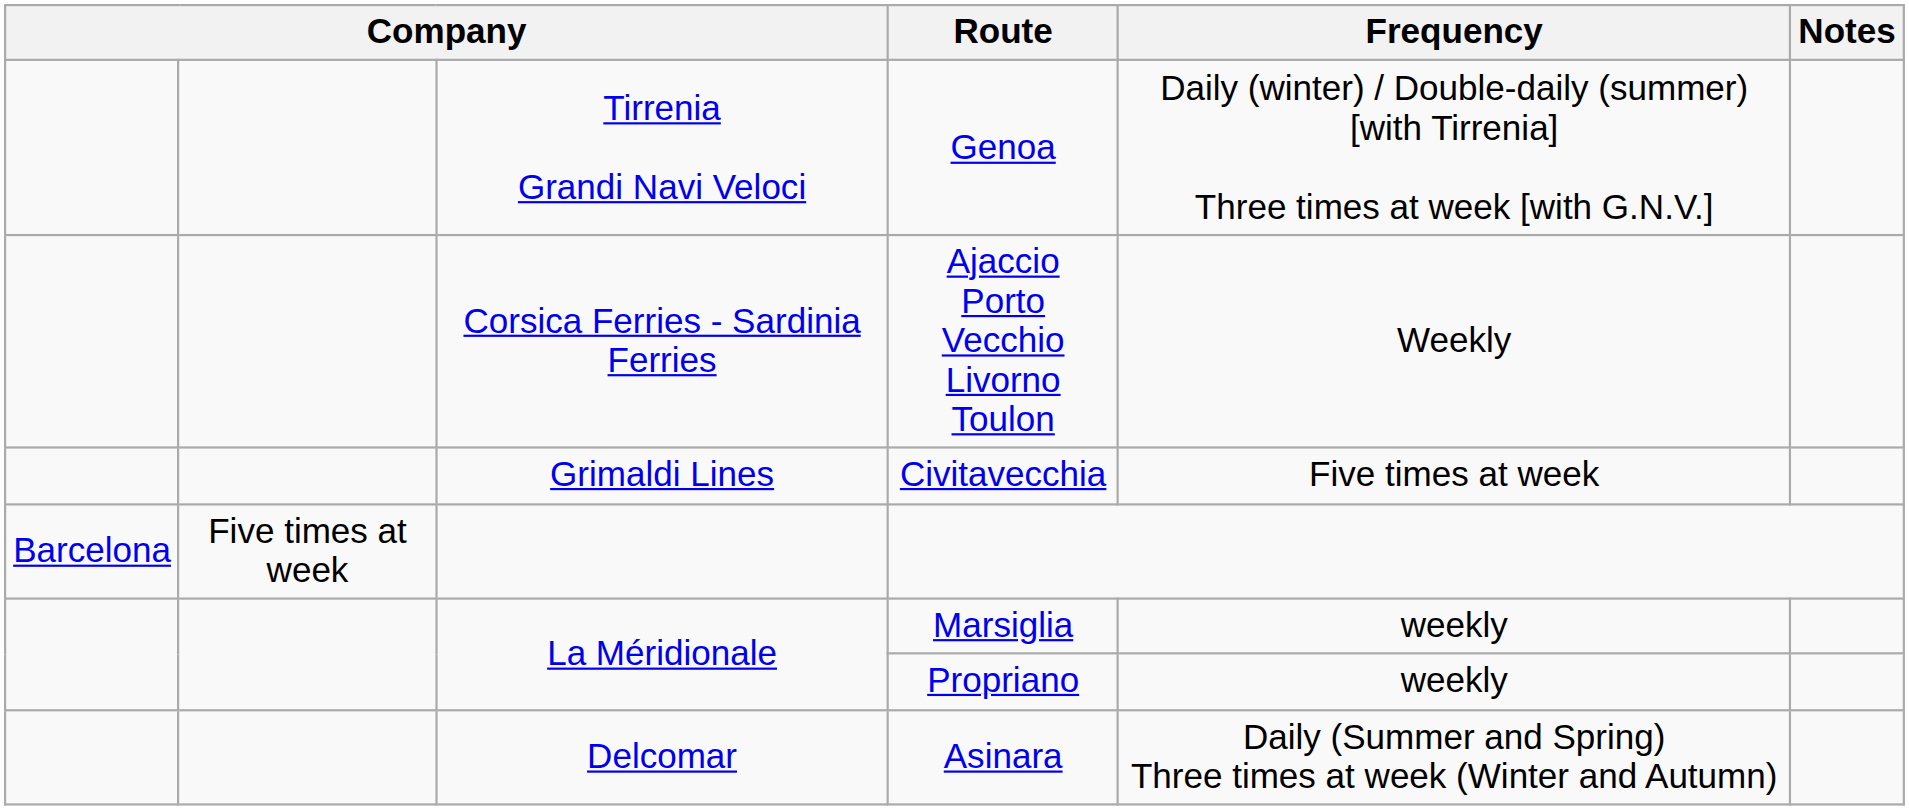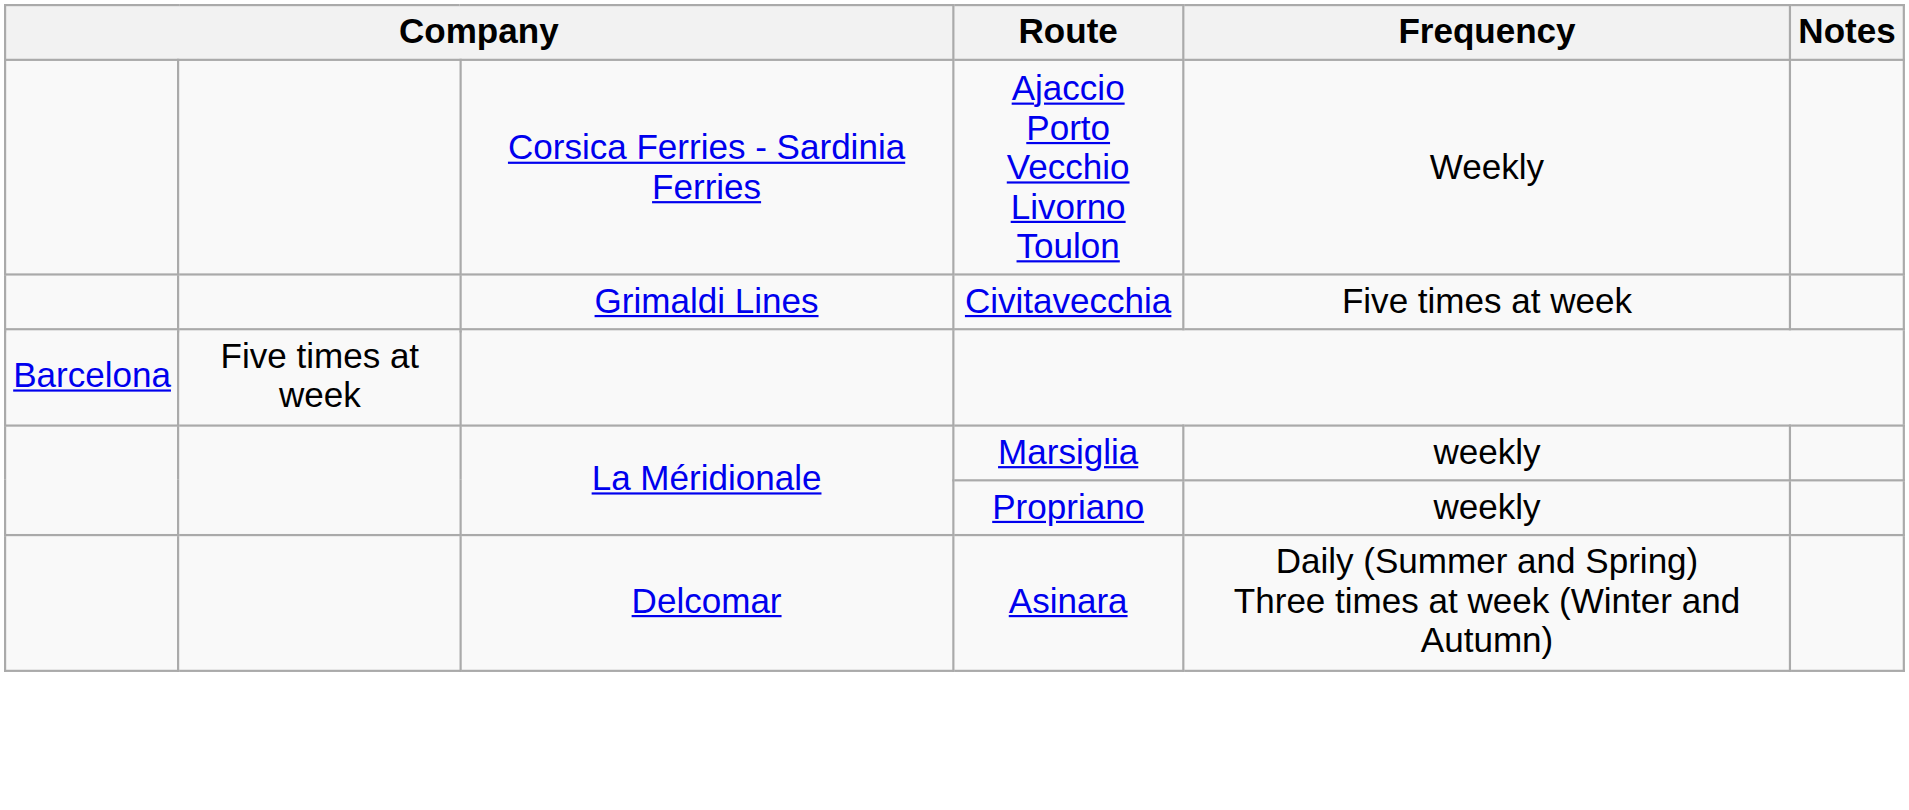- row: (662, 146)
